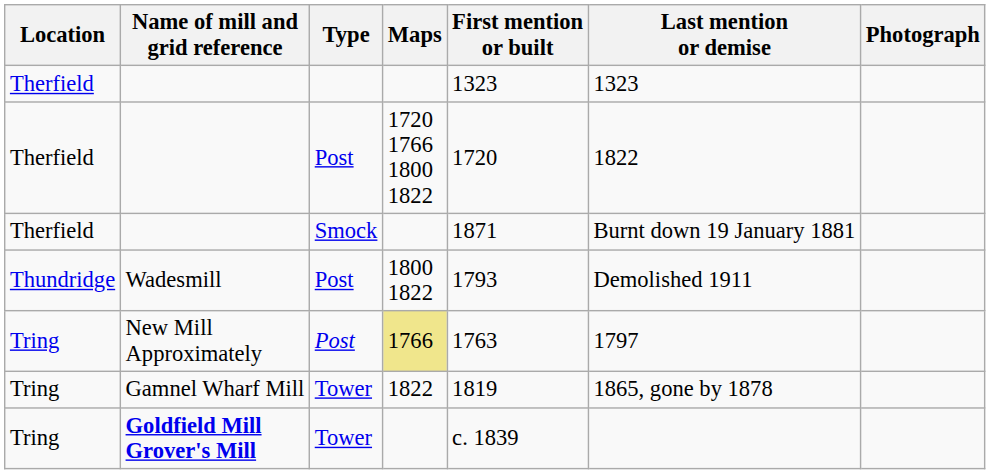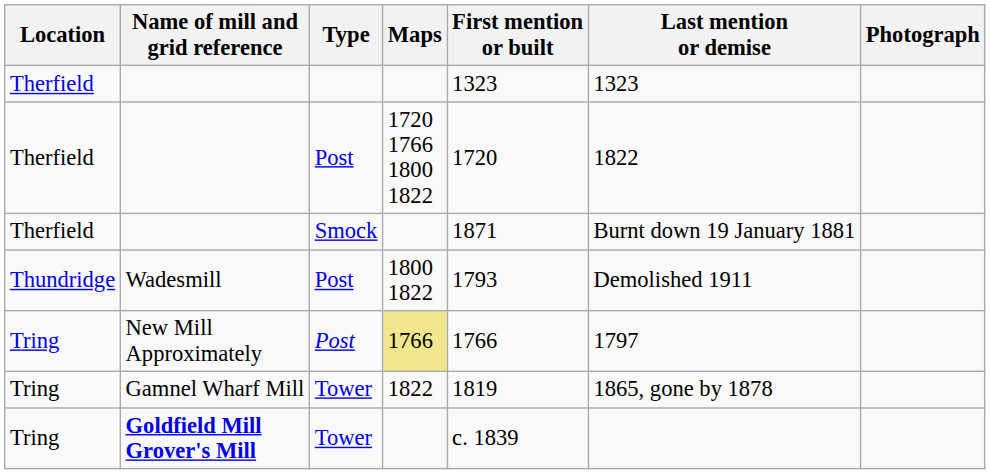(475, 340) 1763 -> (475, 340) 1766
